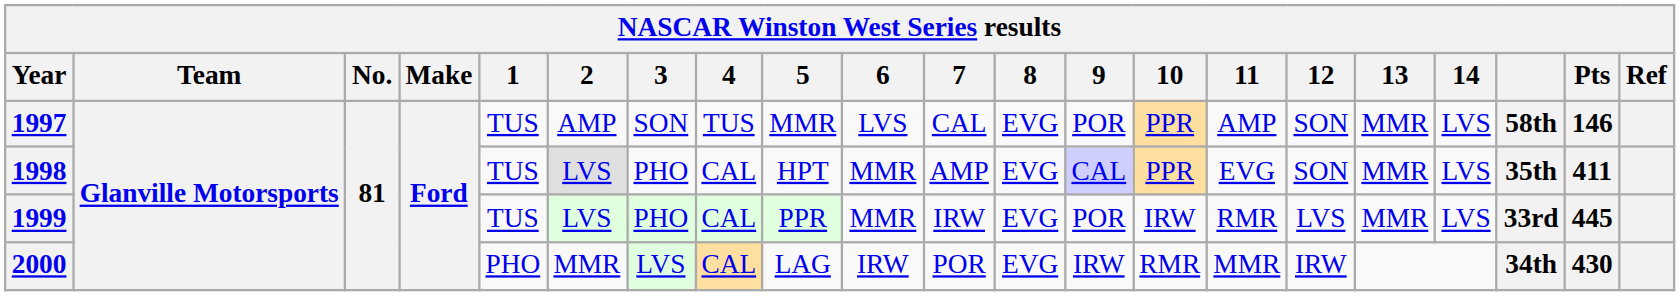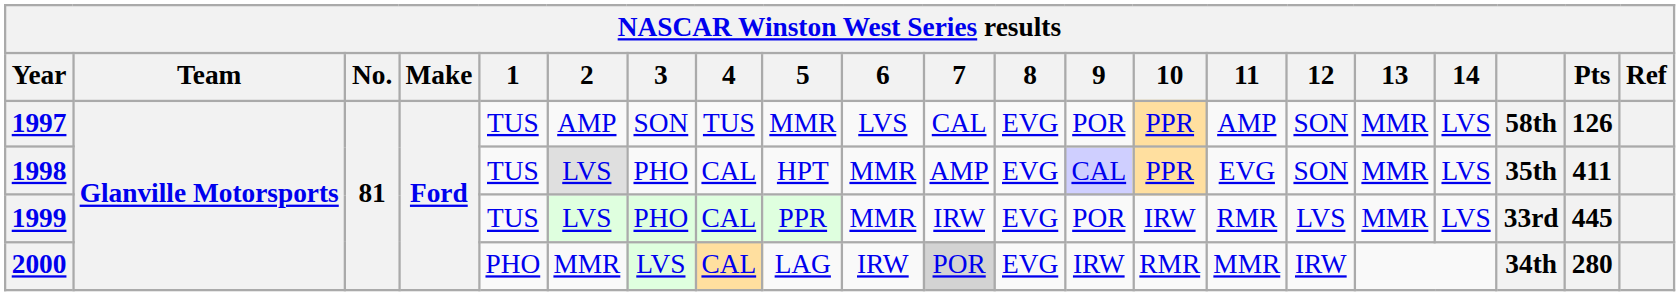(1592, 122) 146 -> (1592, 122) 126
(959, 265) no background -> (959, 265) lightgrey background
(1592, 265) 430 -> (1592, 265) 280
